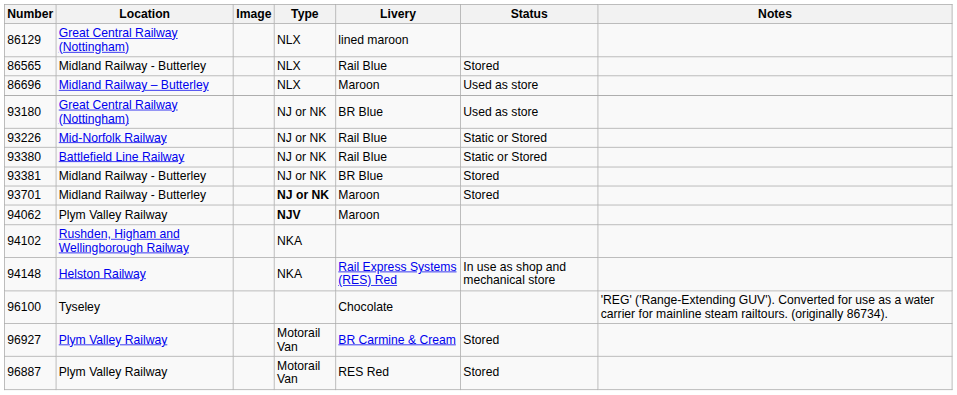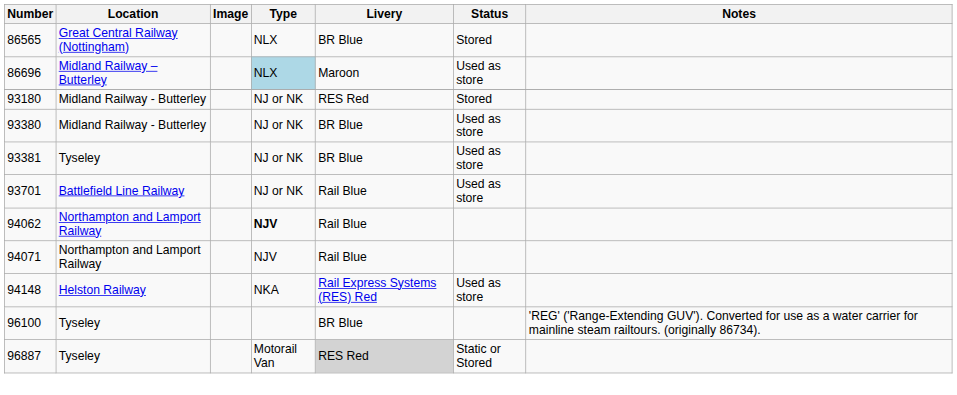- row: (24, 40)
(132, 66) Midland Railway - Butterley -> (118, 40) Great Central Railway (Nottingham)
(363, 66) Rail Blue -> (340, 40) BR Blue
(289, 85) no background -> (266, 73) lightblue background
(118, 111) Great Central Railway (Nottingham) -> (132, 99) Midland Railway - Butterley
(361, 111) BR Blue -> (343, 99) RES Red
(501, 111) Used as store -> (474, 99) Stored
- row: (24, 137)
(122, 157) Battlefield Line Railway -> (132, 125) Midland Railway - Butterley
(363, 157) Rail Blue -> (340, 125) BR Blue
(505, 157) Static or Stored -> (478, 125) Used as store
(132, 176) Midland Railway - Butterley -> (79, 158) Tyseley
(481, 176) Stored -> (478, 158) Used as store
(132, 195) Midland Railway - Butterley -> (122, 191) Battlefield Line Railway
(303, 195) bold -> (278, 191) normal
(359, 195) Maroon -> (342, 191) Rail Blue
(481, 195) Stored -> (478, 191) Used as store
(113, 215) Plym Valley Railway -> (130, 224) Northampton and Lamport Railway
(359, 215) Maroon -> (342, 224) Rail Blue
+ row: (24, 257)
- row: (24, 241)
(515, 274) In use as shop and mechanical store -> (478, 290) Used as store
(366, 307) Chocolate -> (340, 323) BR Blue
- row: (24, 340)
(113, 373) Plym Valley Railway -> (79, 356) Tyseley
(364, 373) no background -> (343, 356) lightgrey background
(481, 373) Stored -> (478, 356) Static or Stored
